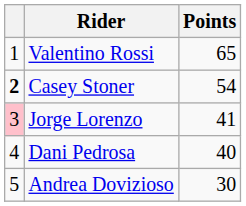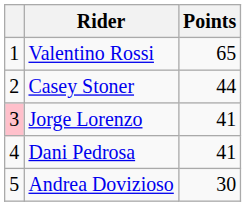(14, 86) bold -> (14, 86) normal
(226, 86) 54 -> (226, 86) 44
(226, 152) 40 -> (226, 152) 41
